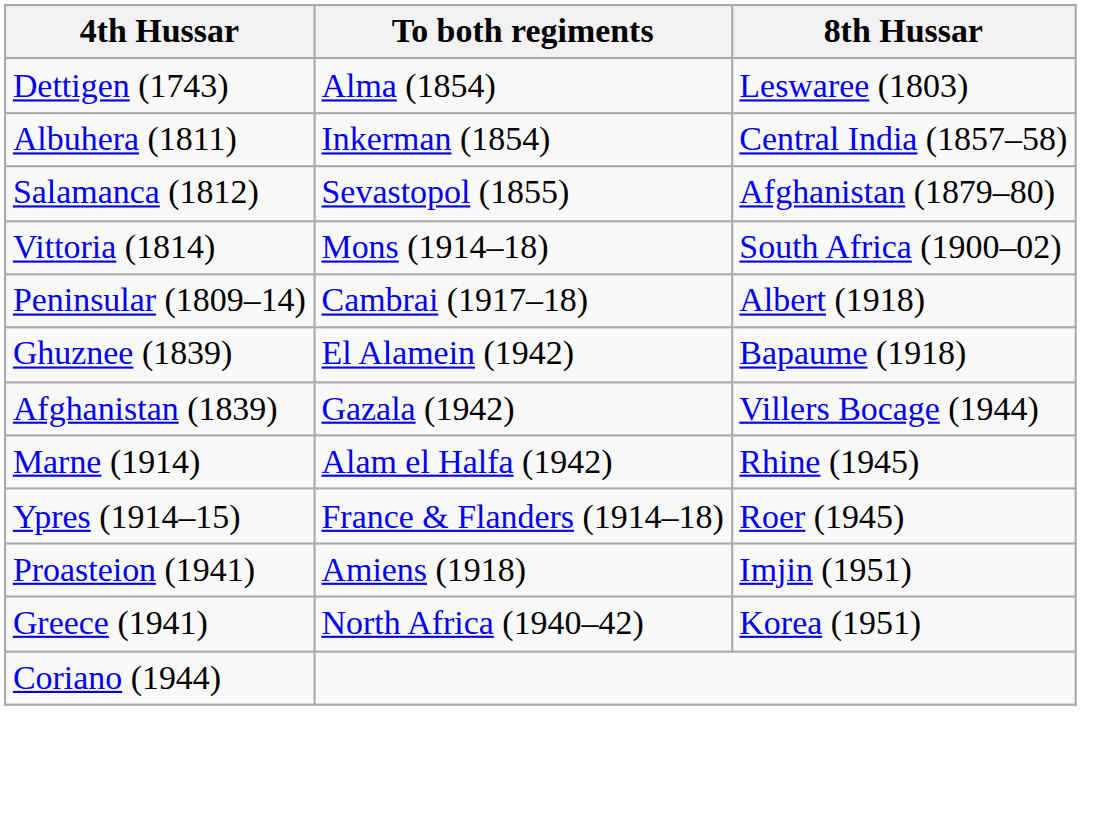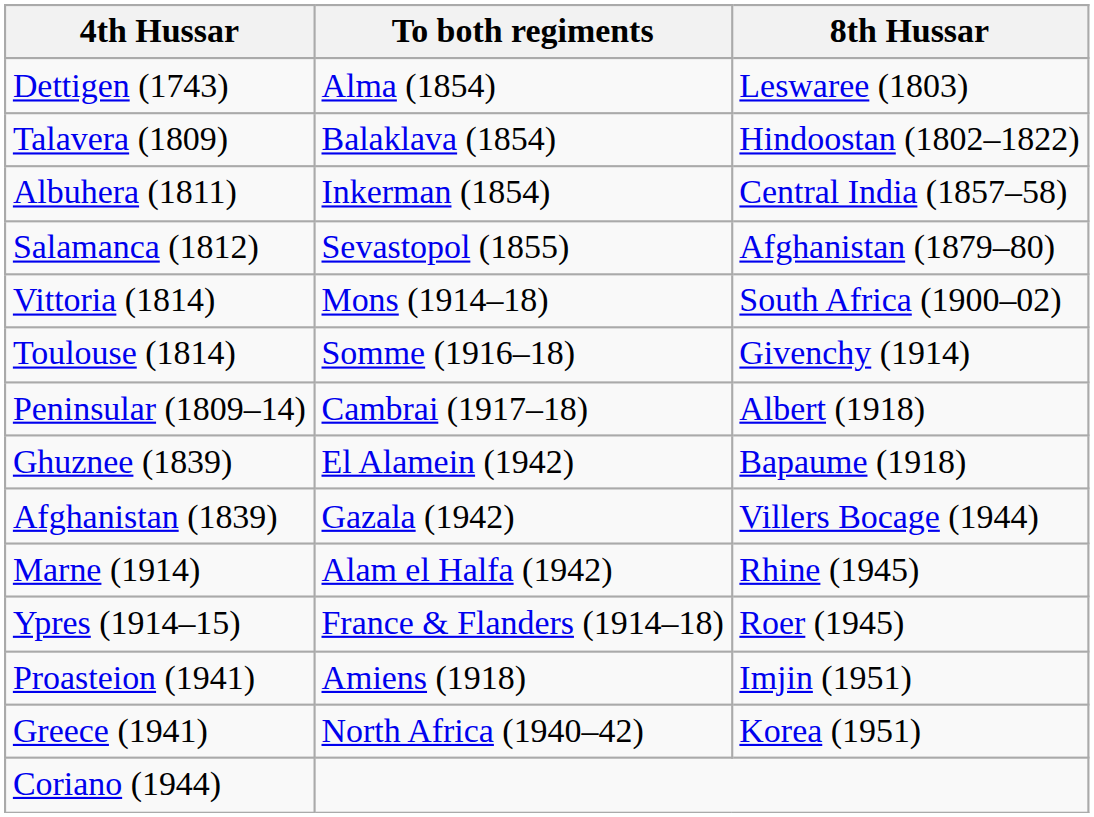+ row: (120, 138)
+ row: (124, 354)
